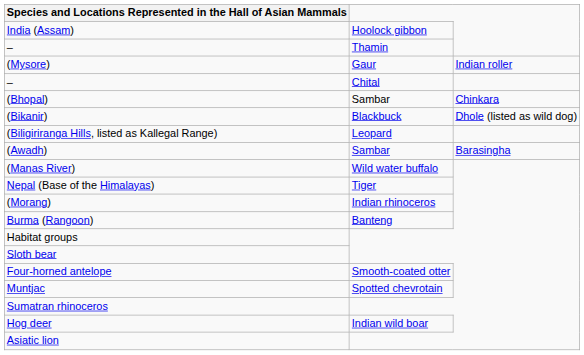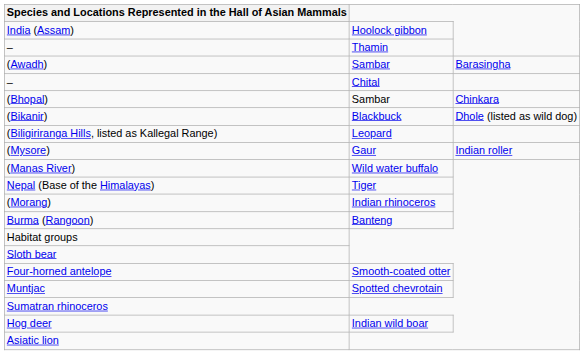rows swapped: (27, 151) <-> (28, 64)
